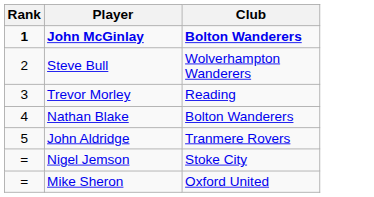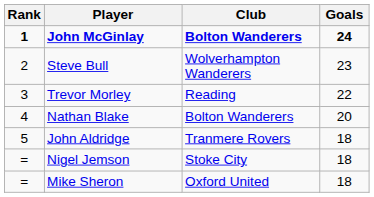+ column: (344, 15)
